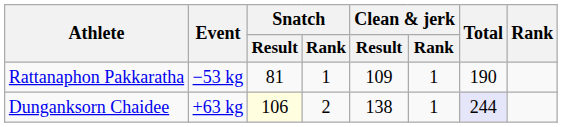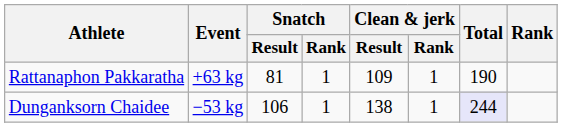(218, 77) −53 kg -> (218, 77) +63 kg
(218, 107) +63 kg -> (218, 107) −53 kg
(275, 107) lightyellow background -> (275, 107) no background
(326, 107) 2 -> (326, 107) 1
